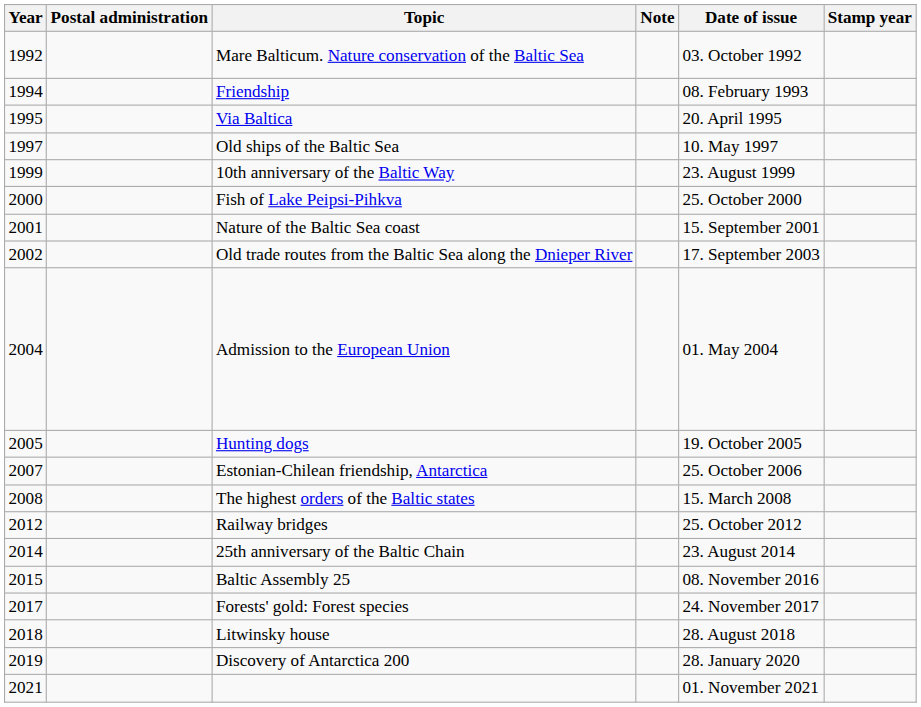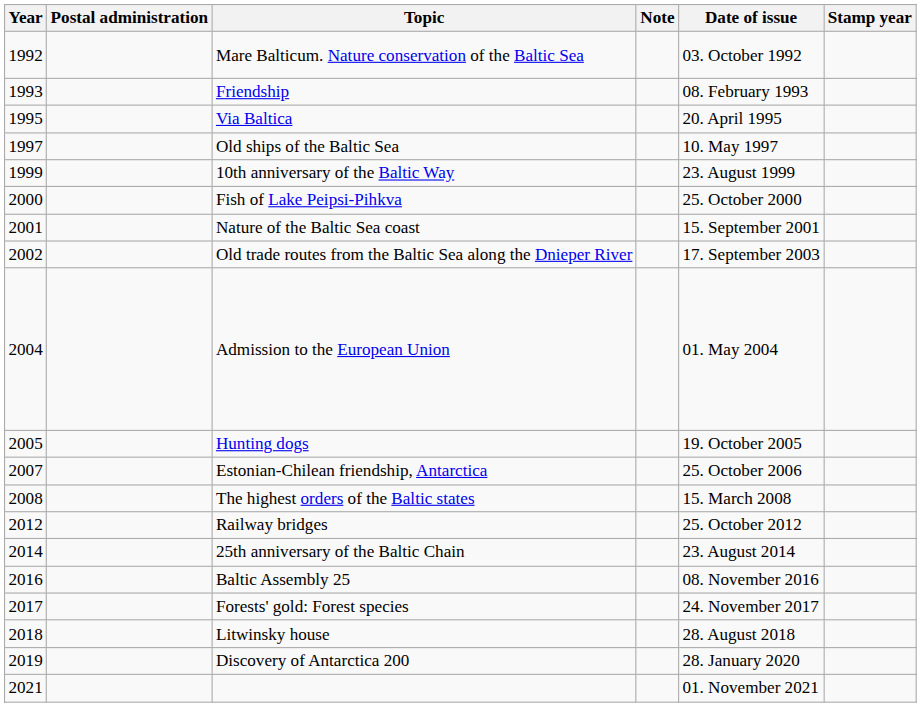(26, 91) 1994 -> (26, 91) 1993
(26, 579) 2015 -> (26, 579) 2016
